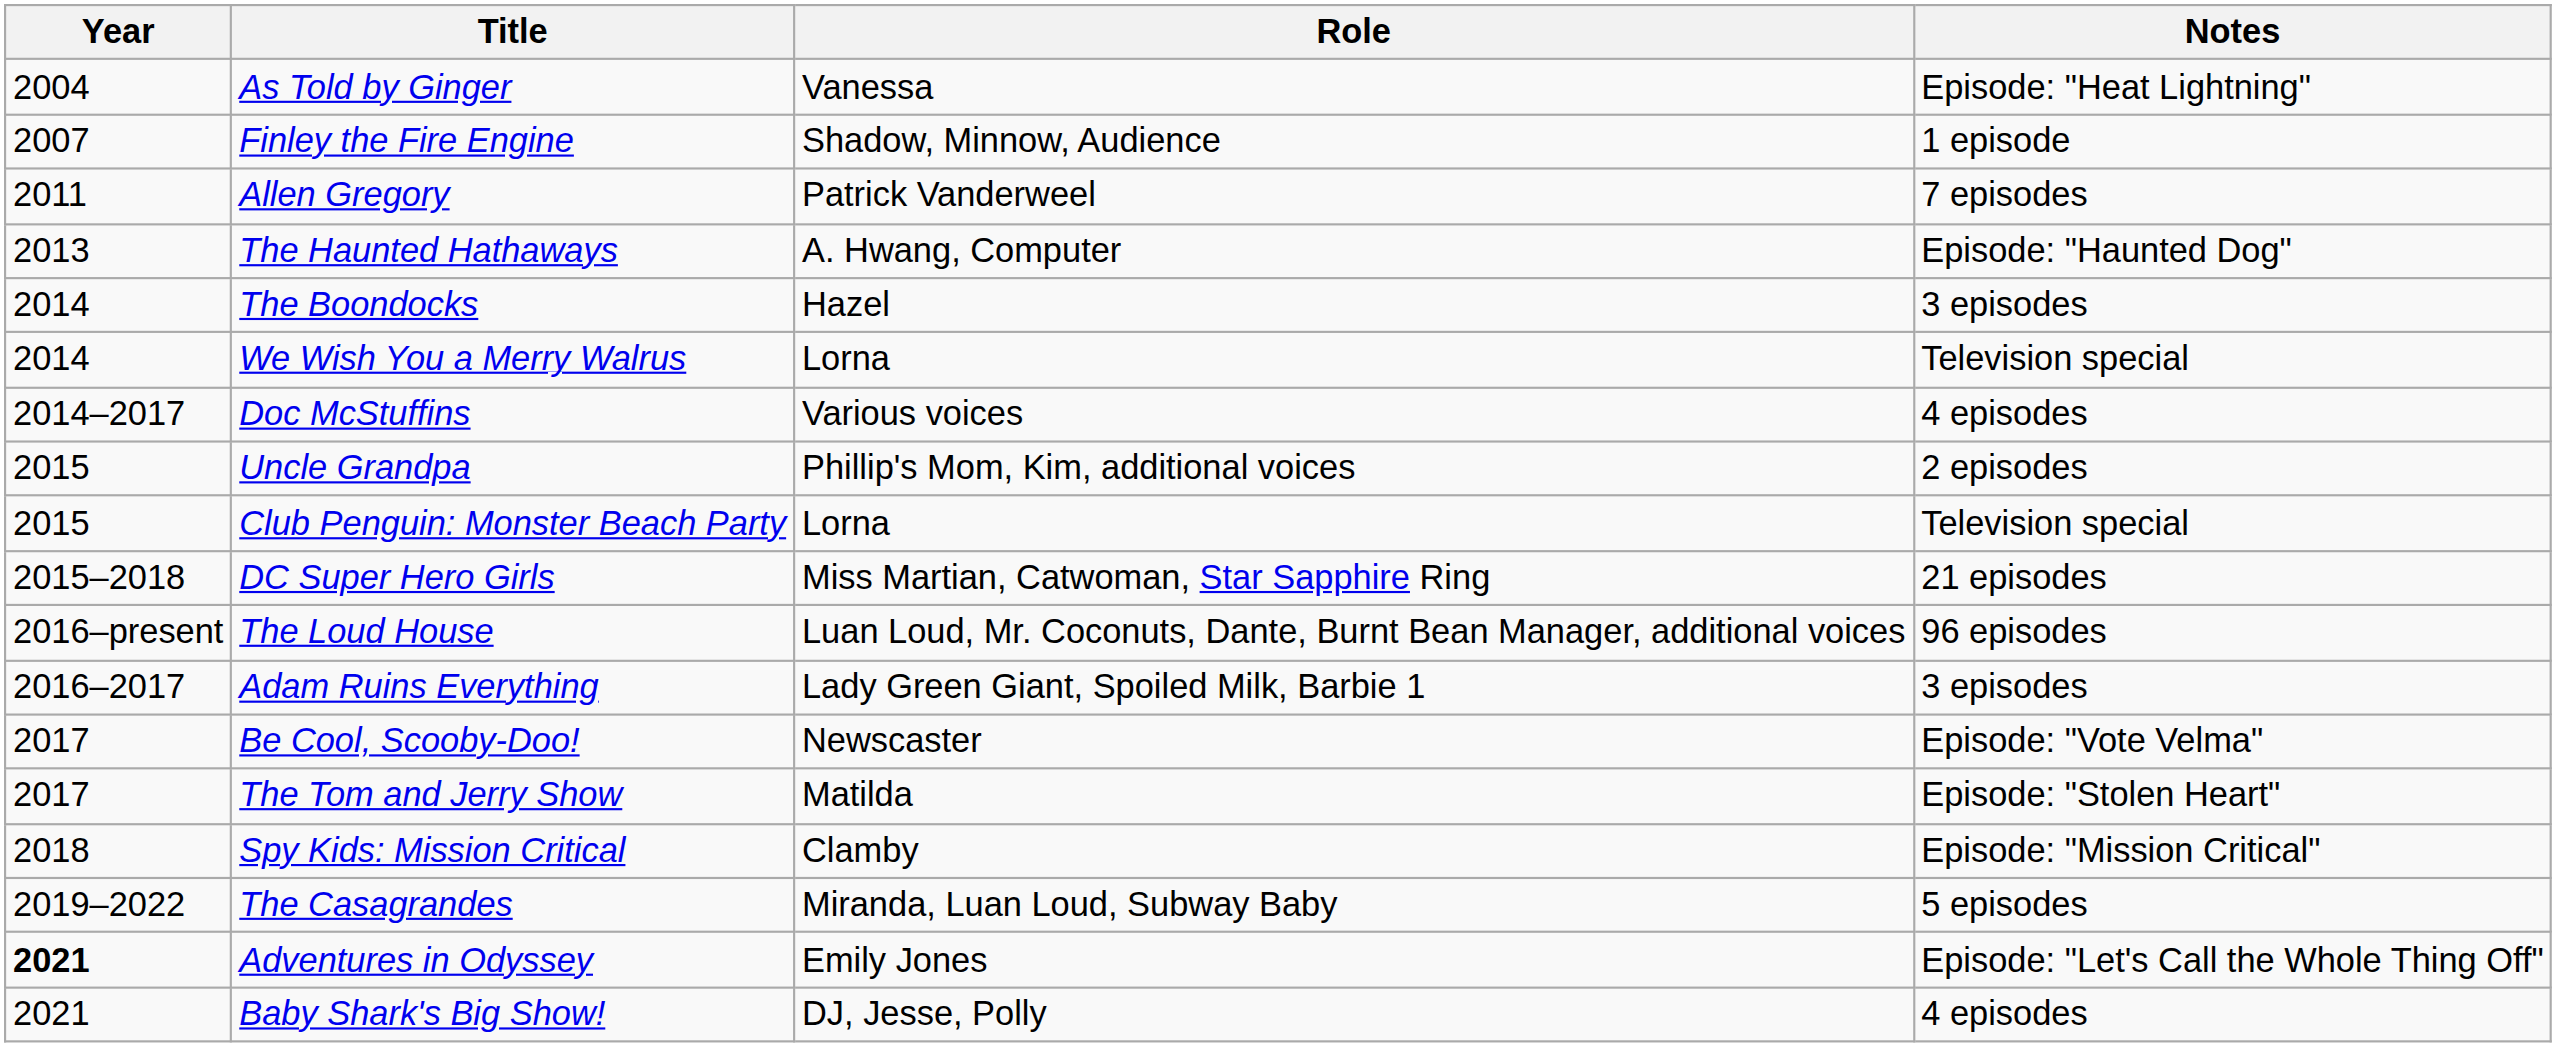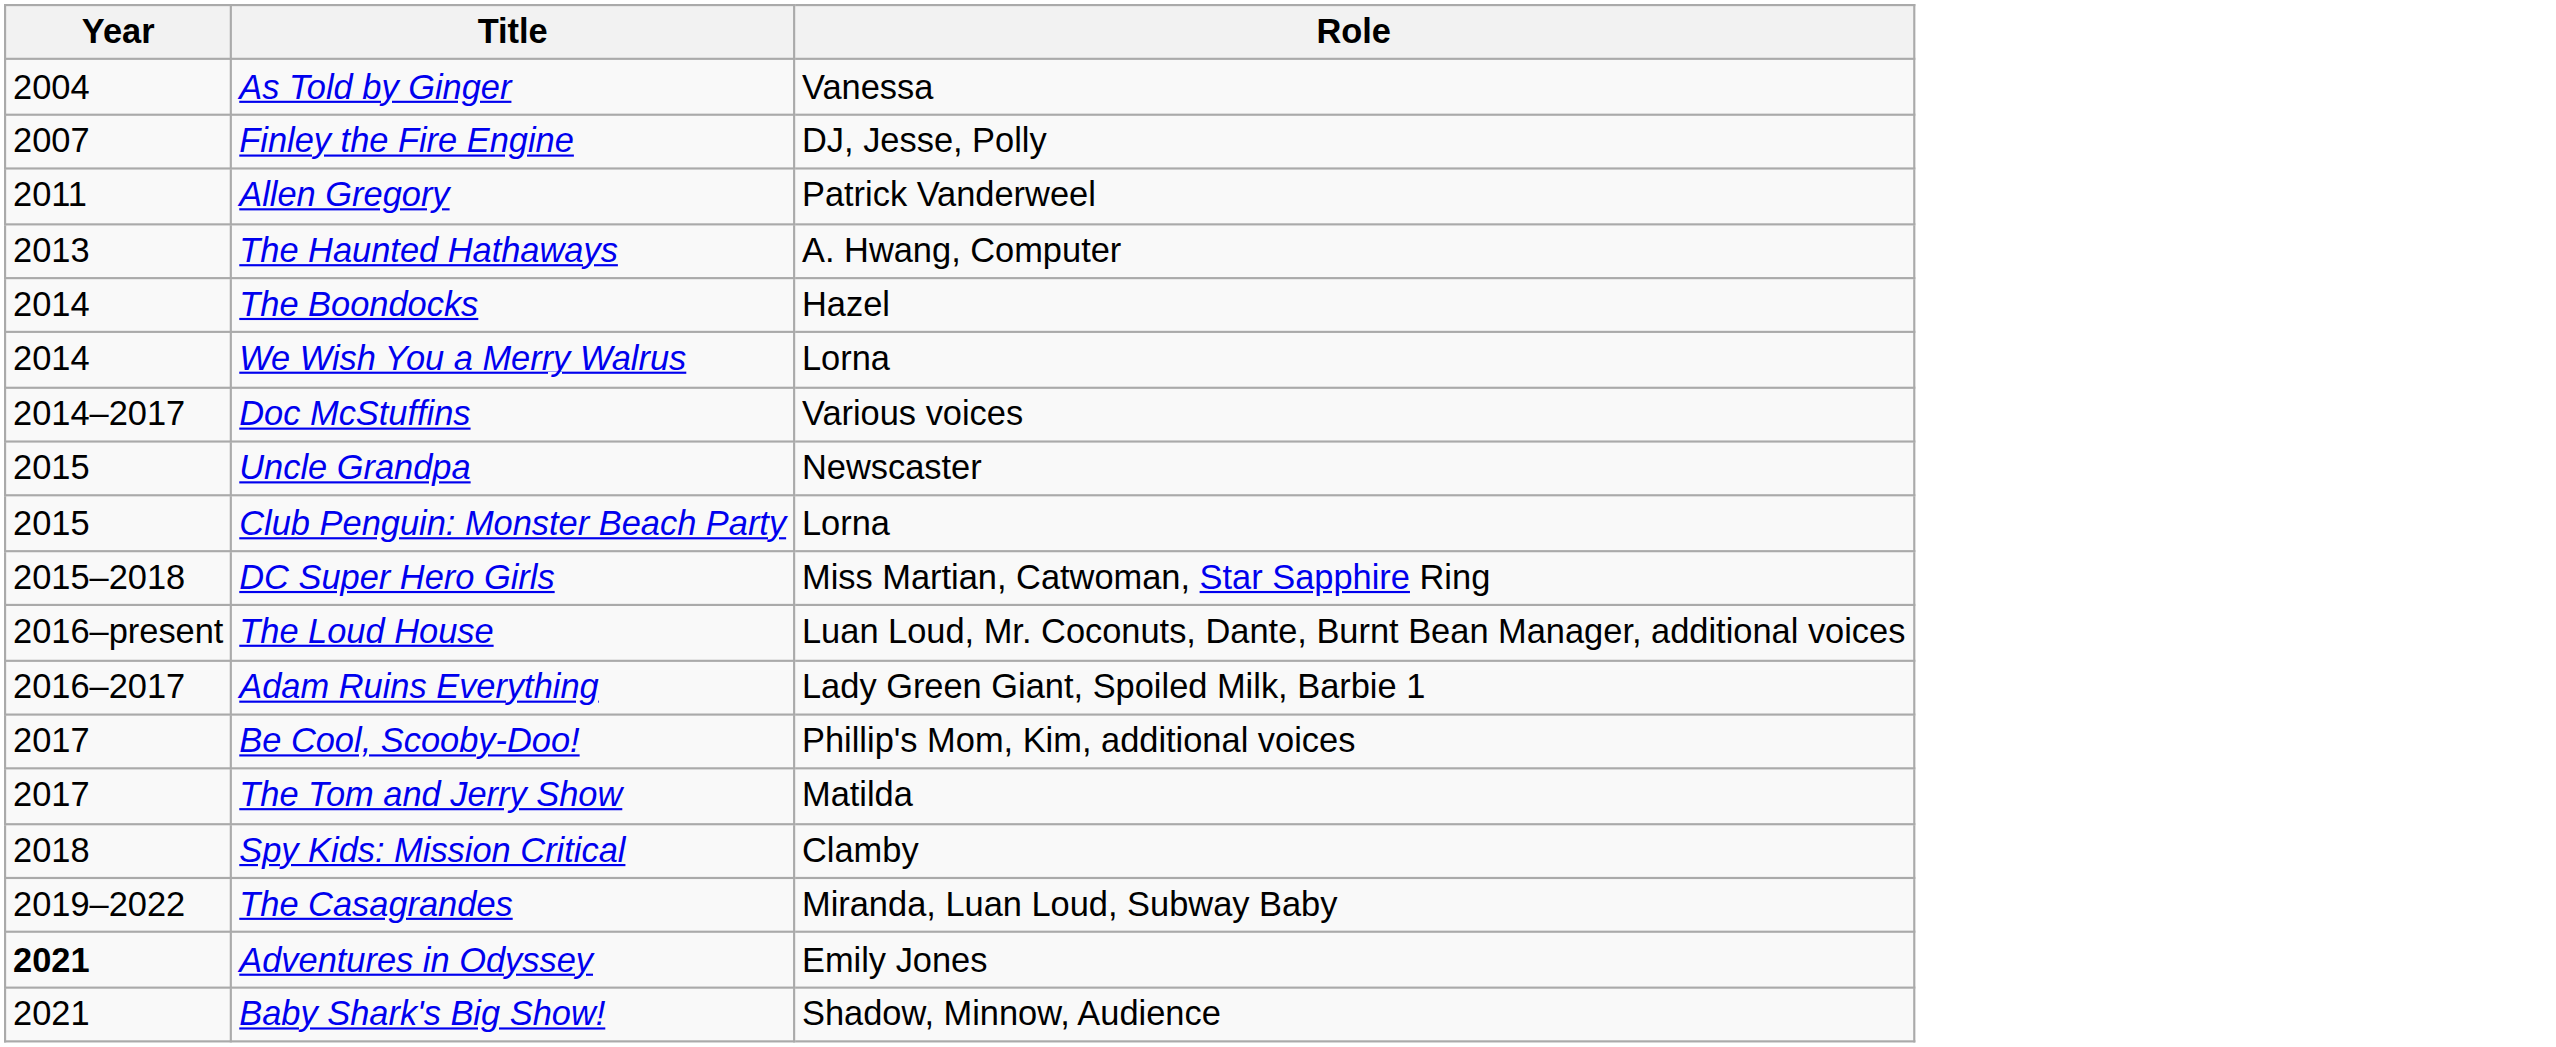- column: (2232, 31)
(1011, 140) Shadow, Minnow, Audience -> (924, 140) DJ, Jesse, Polly
(1079, 468) Phillip's Mom, Kim, additional voices -> (892, 468) Newscaster
(892, 741) Newscaster -> (1079, 741) Phillip's Mom, Kim, additional voices
(924, 1013) DJ, Jesse, Polly -> (1011, 1013) Shadow, Minnow, Audience
